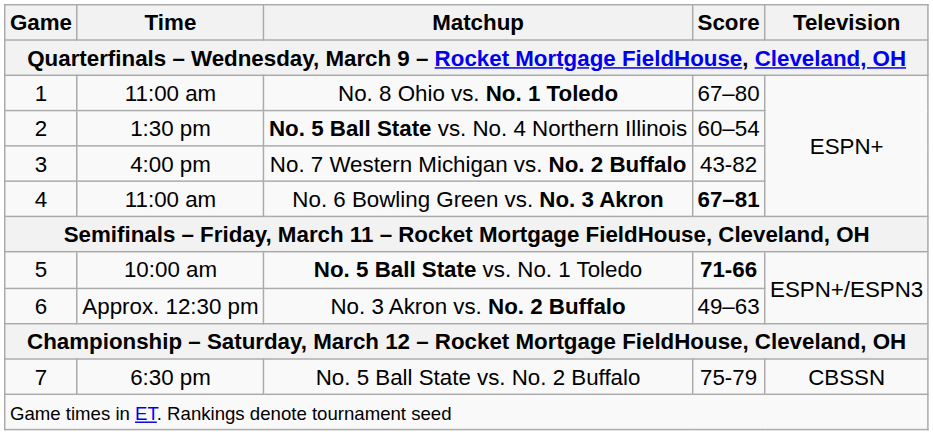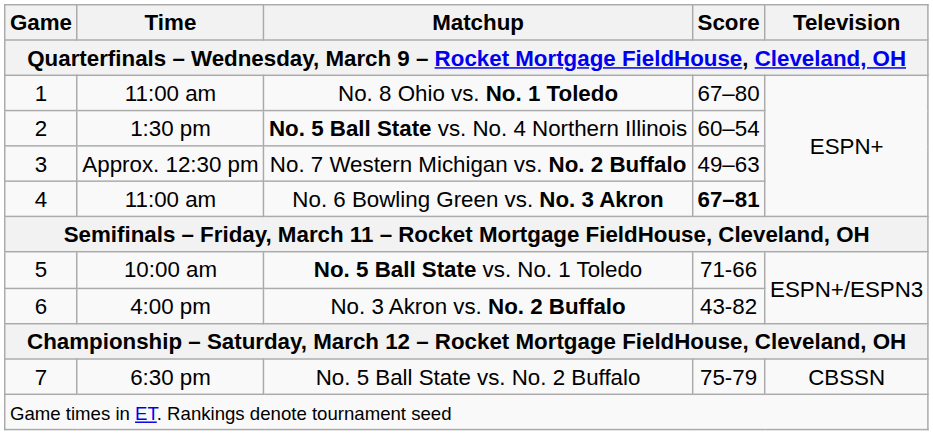(170, 164) 4:00 pm -> (170, 164) Approx. 12:30 pm
(729, 164) 43-82 -> (729, 164) 49–63
(729, 270) bold -> (729, 270) normal
(170, 306) Approx. 12:30 pm -> (170, 306) 4:00 pm
(729, 306) 49–63 -> (729, 306) 43-82
